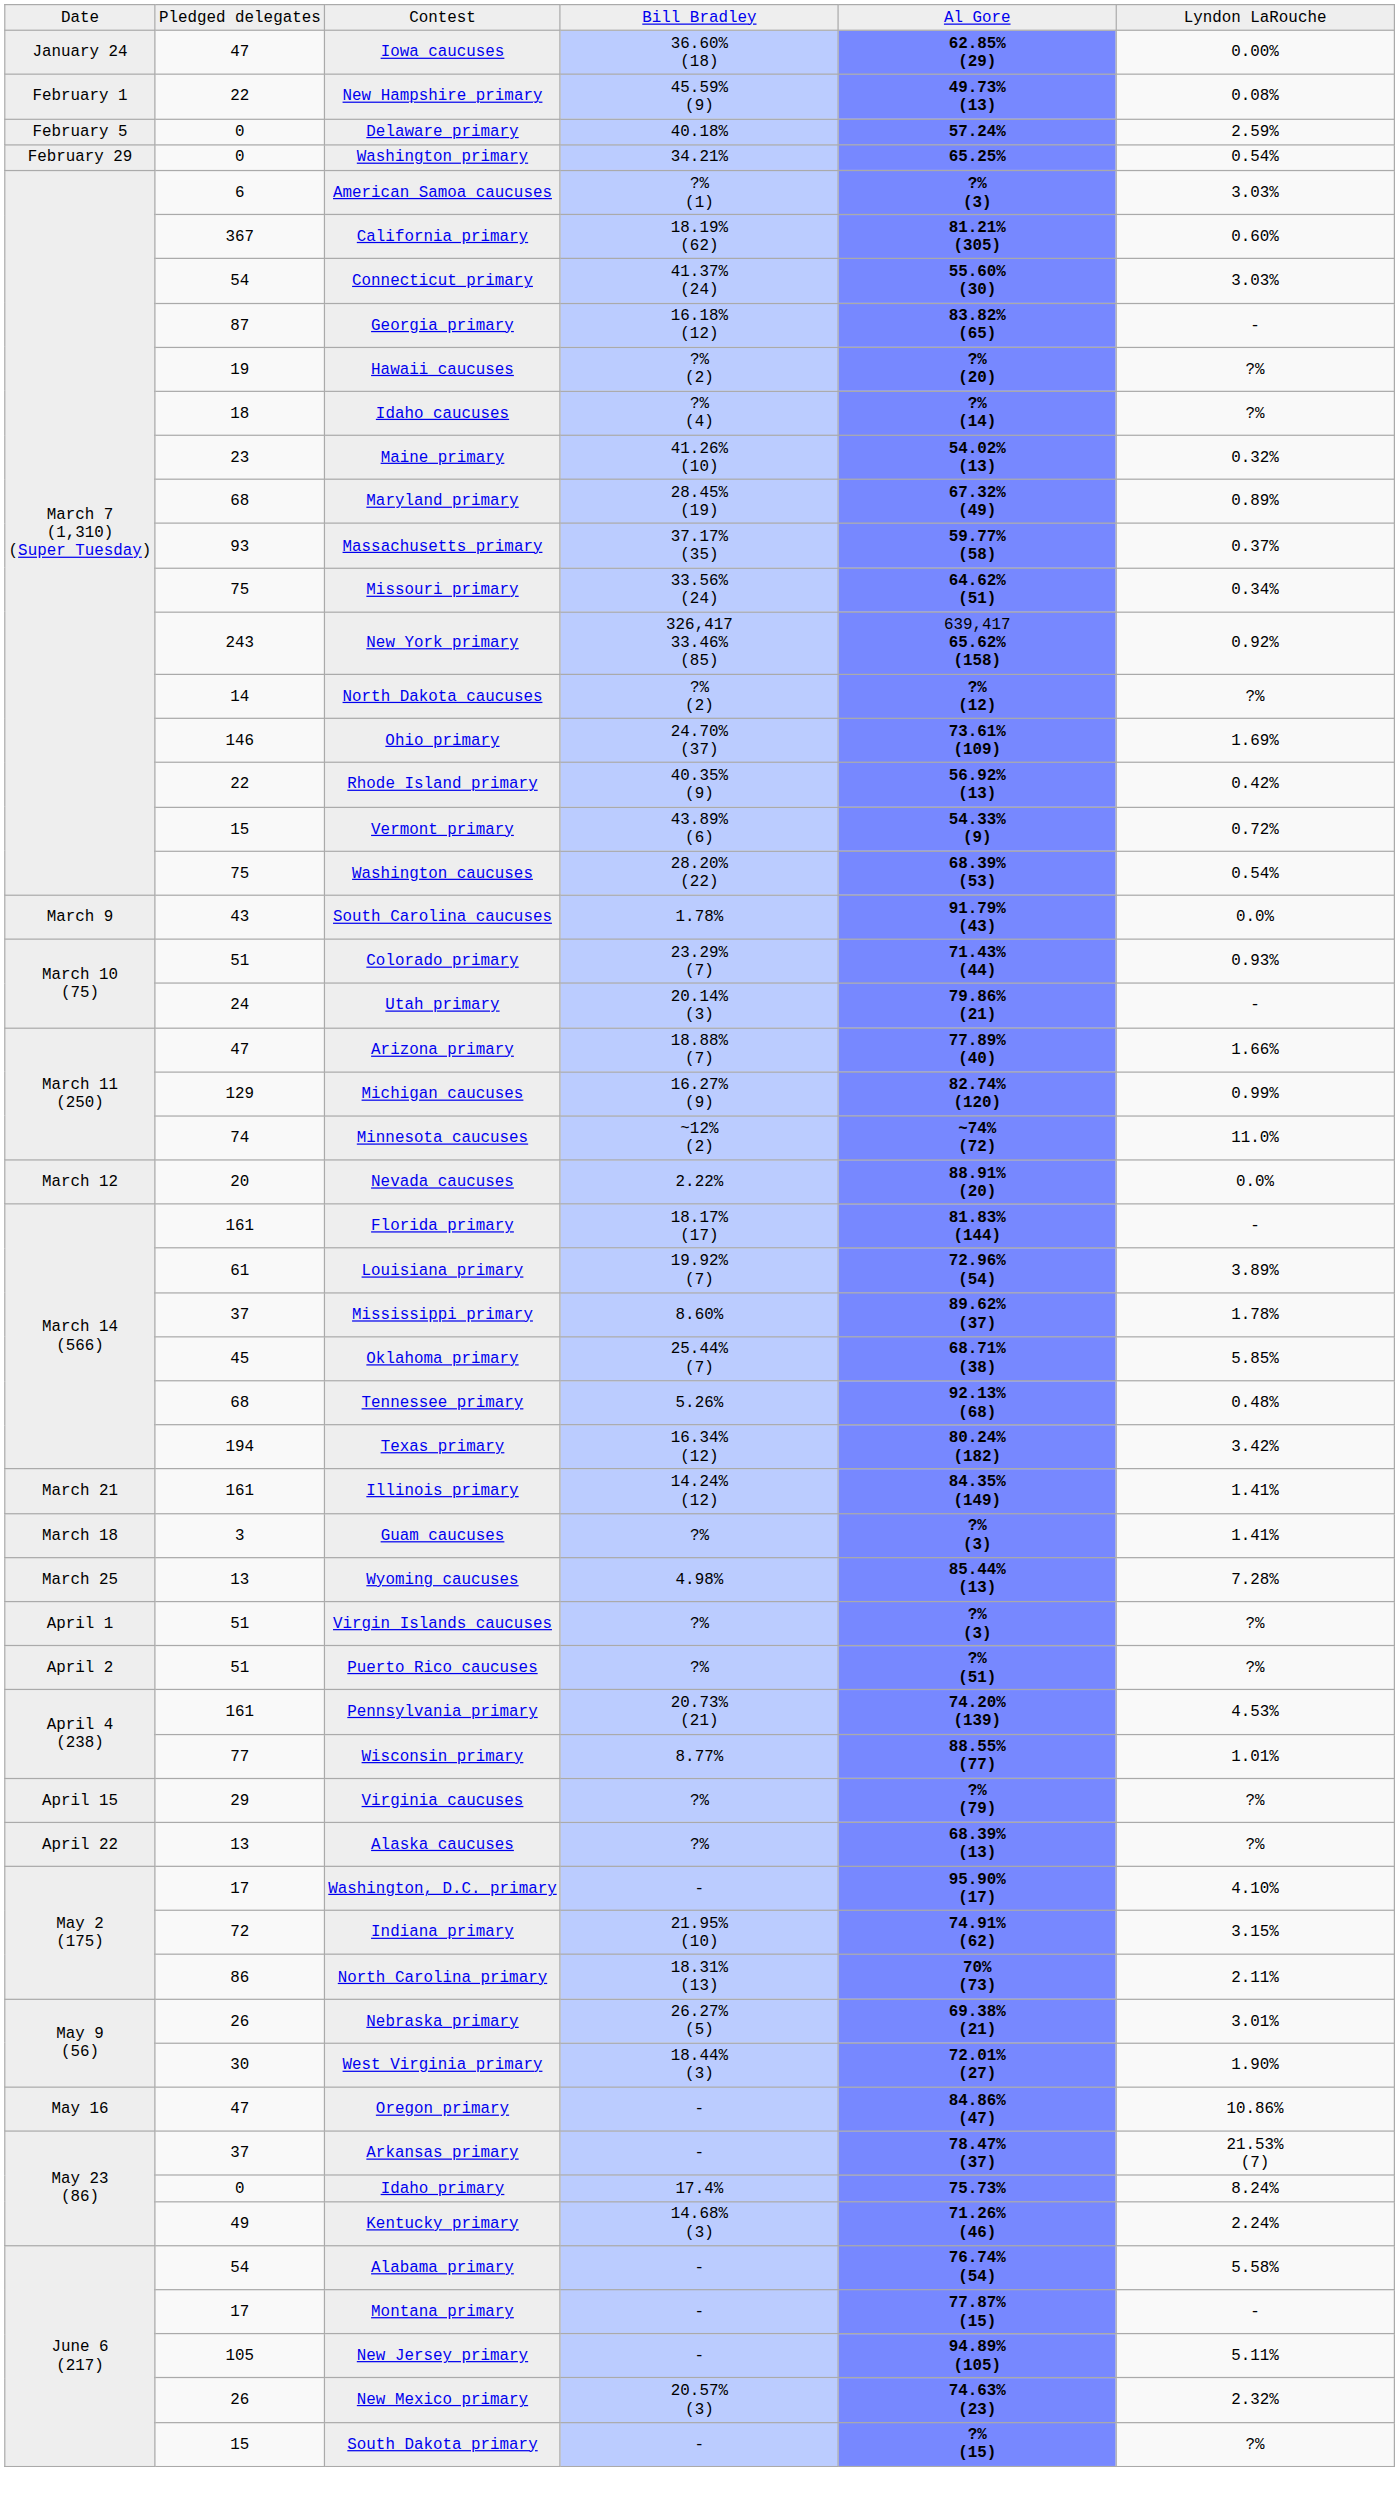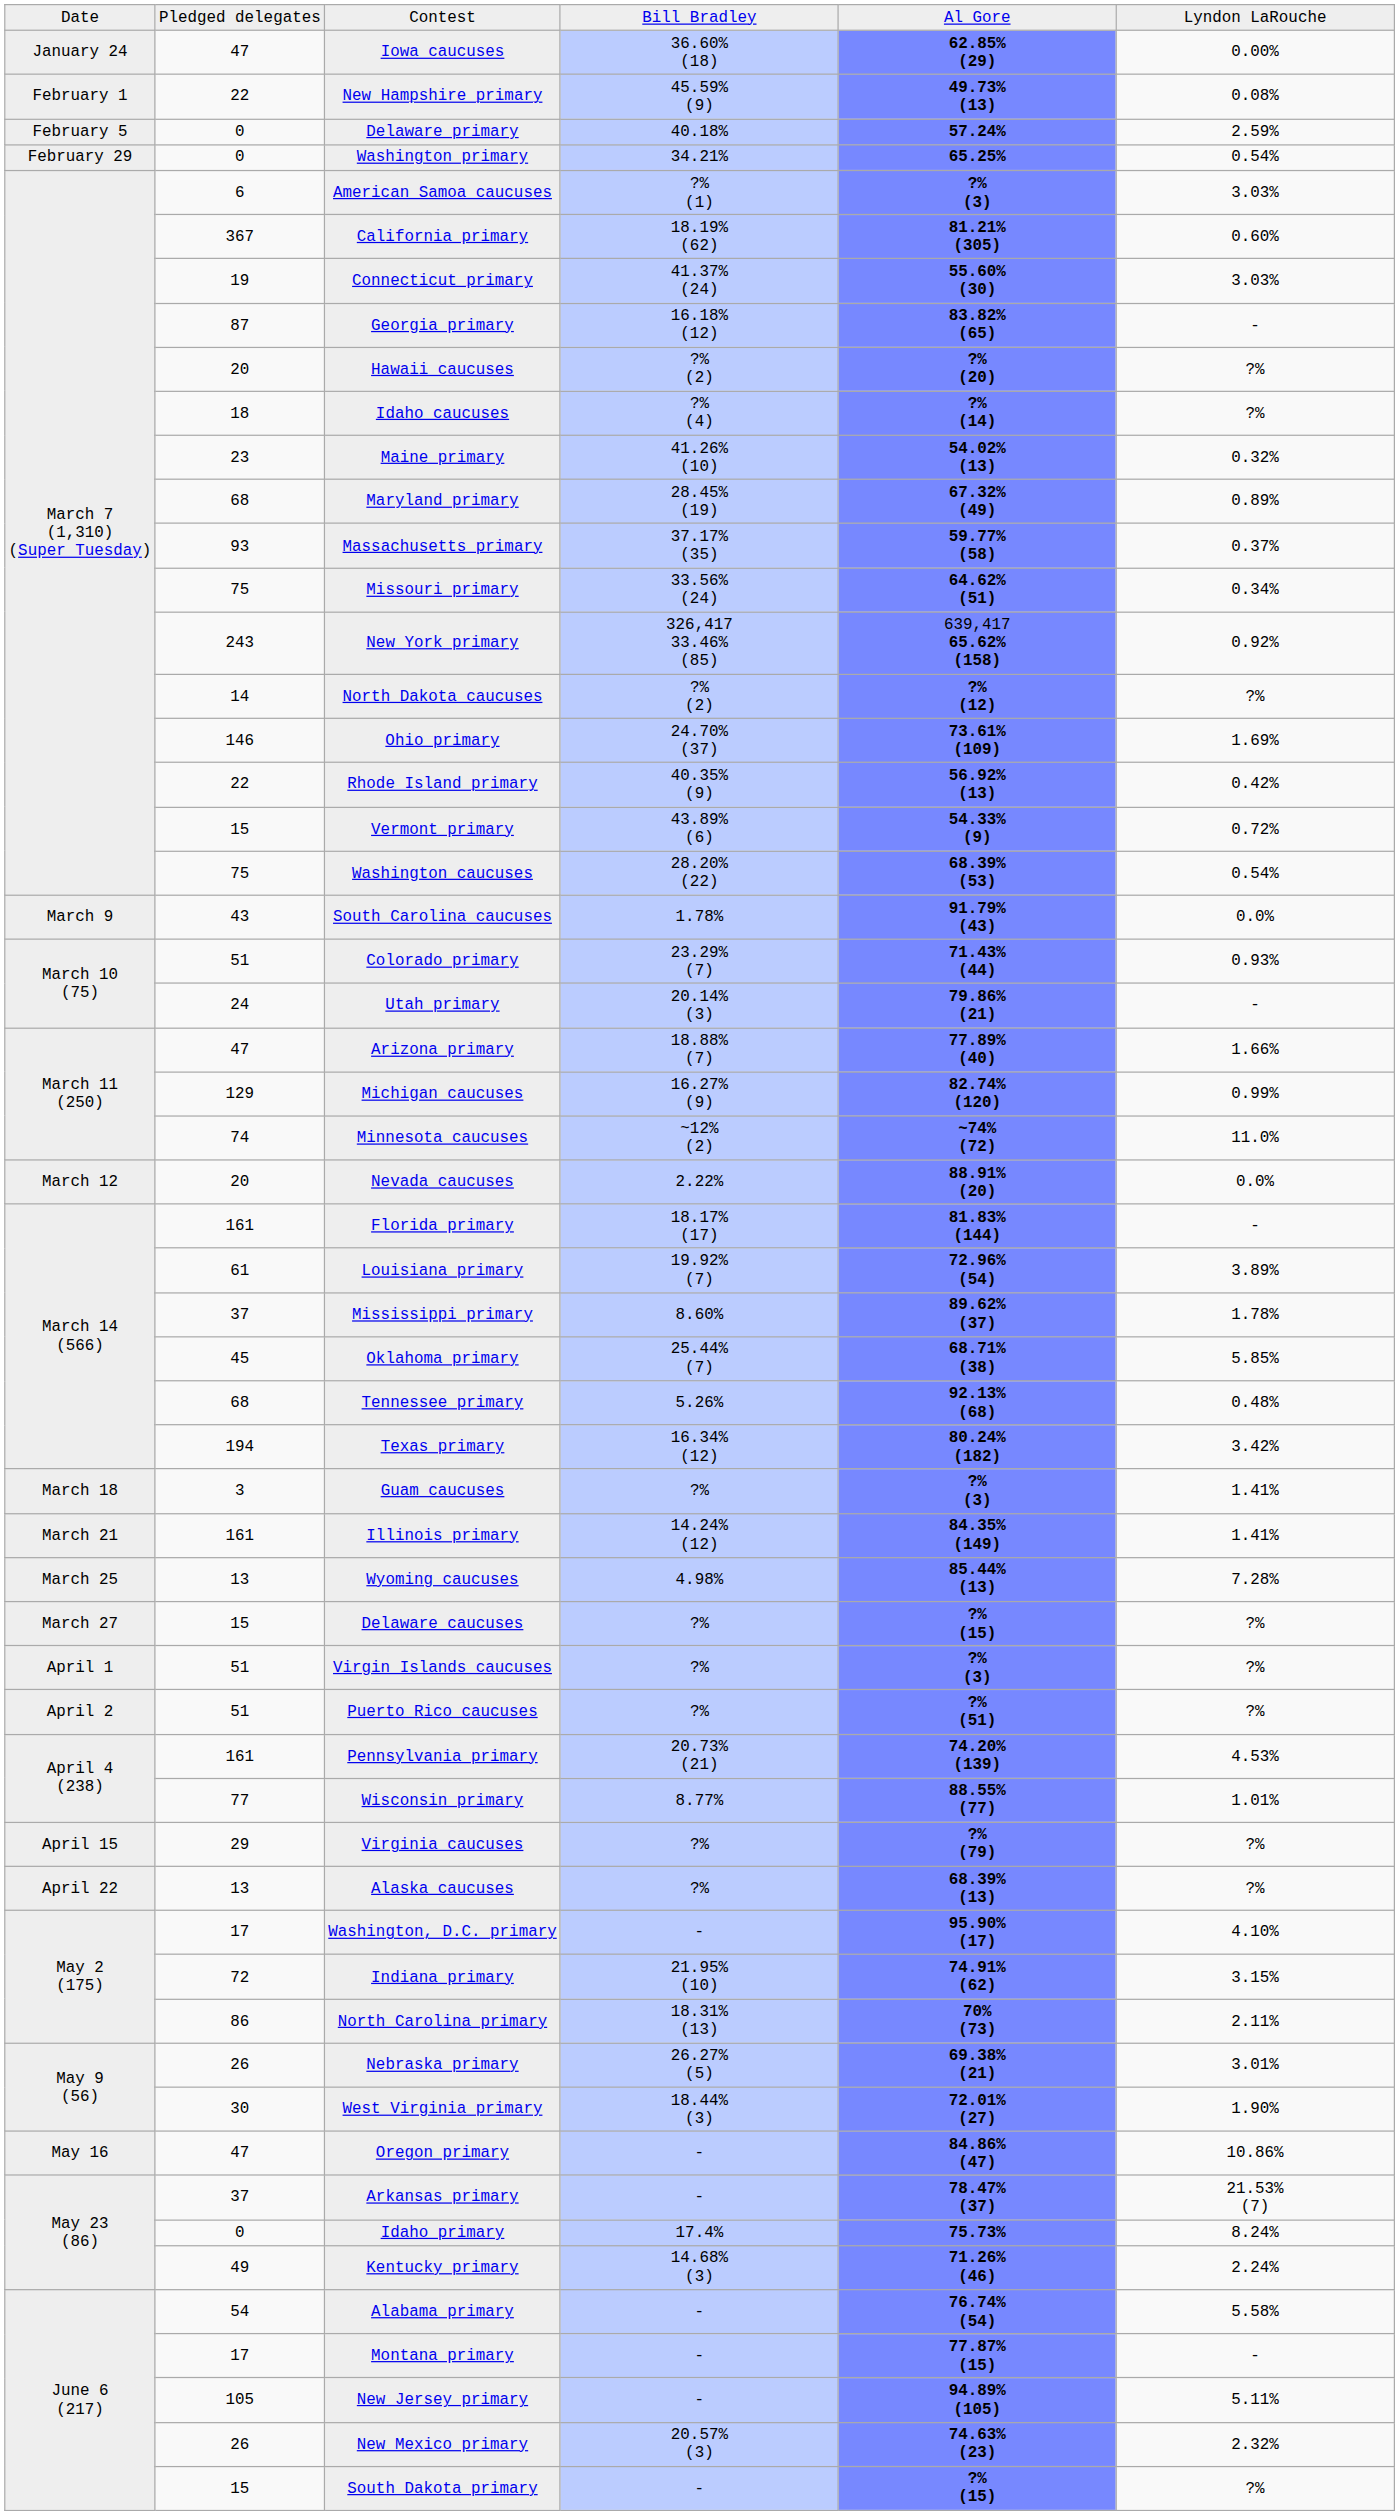(240, 281) 54 -> (240, 281) 19
(240, 369) 19 -> (240, 369) 20
rows swapped: (442, 1535) <-> (442, 1491)
+ row: (442, 1624)
